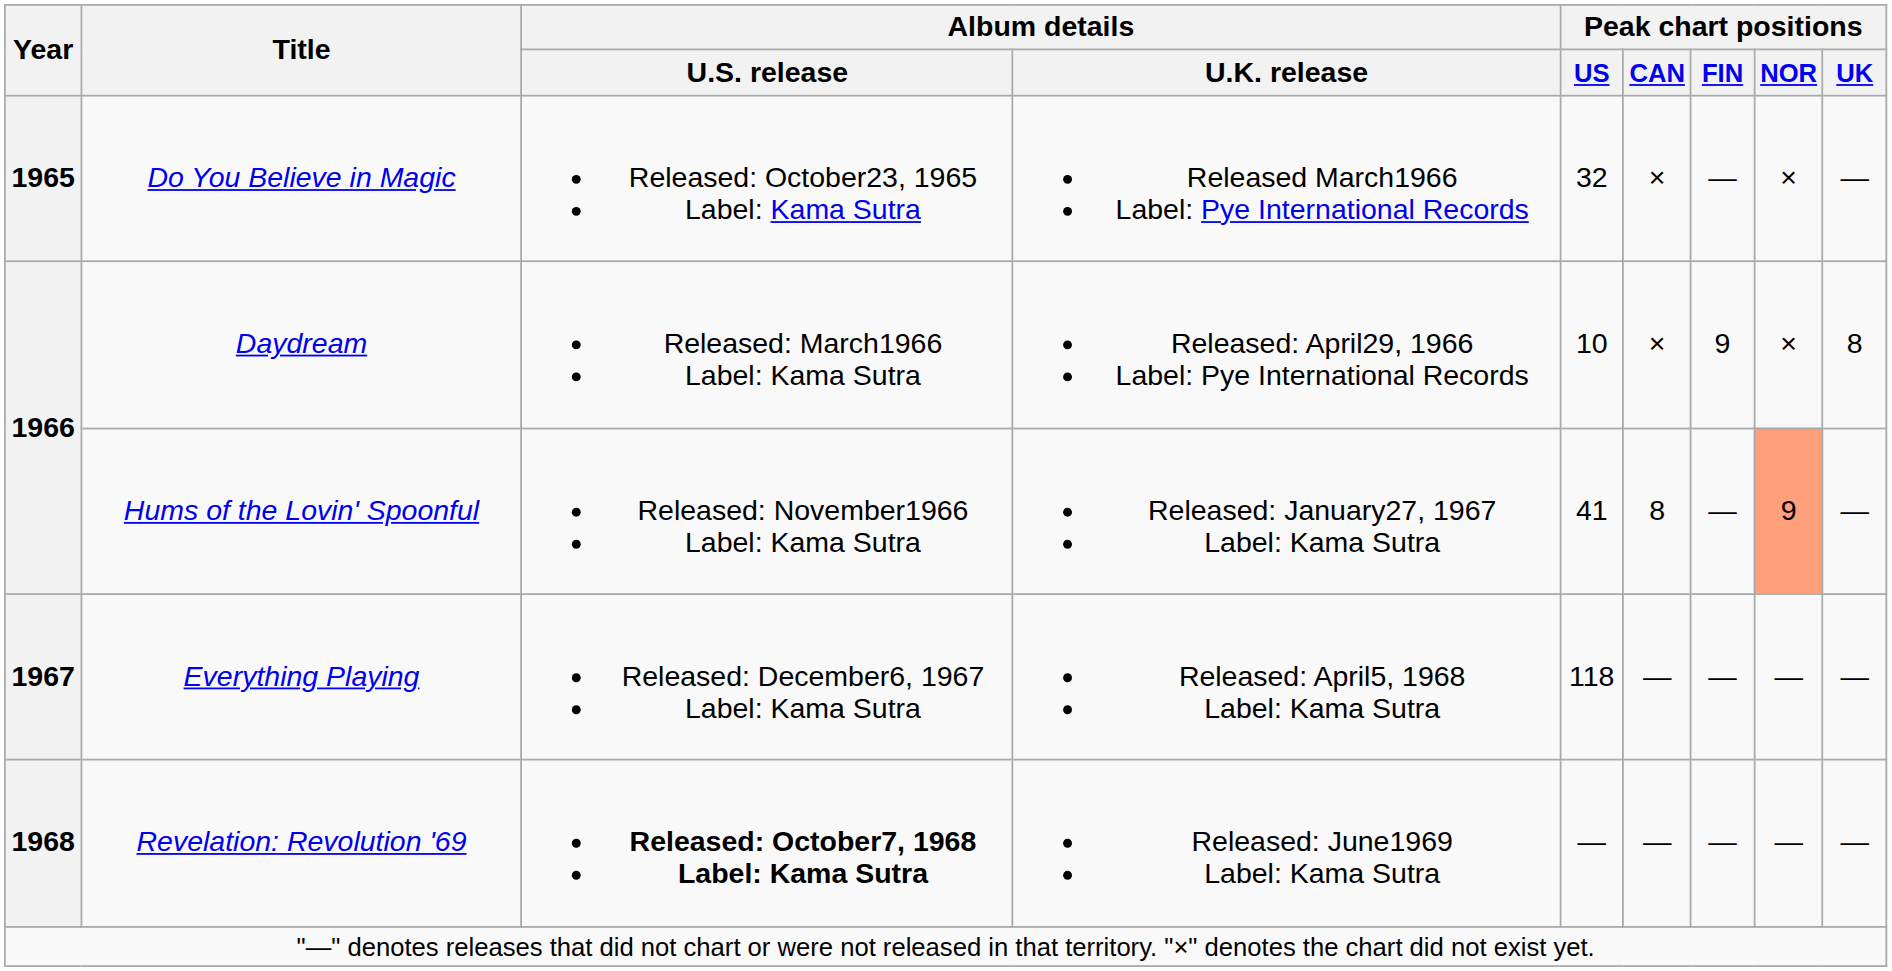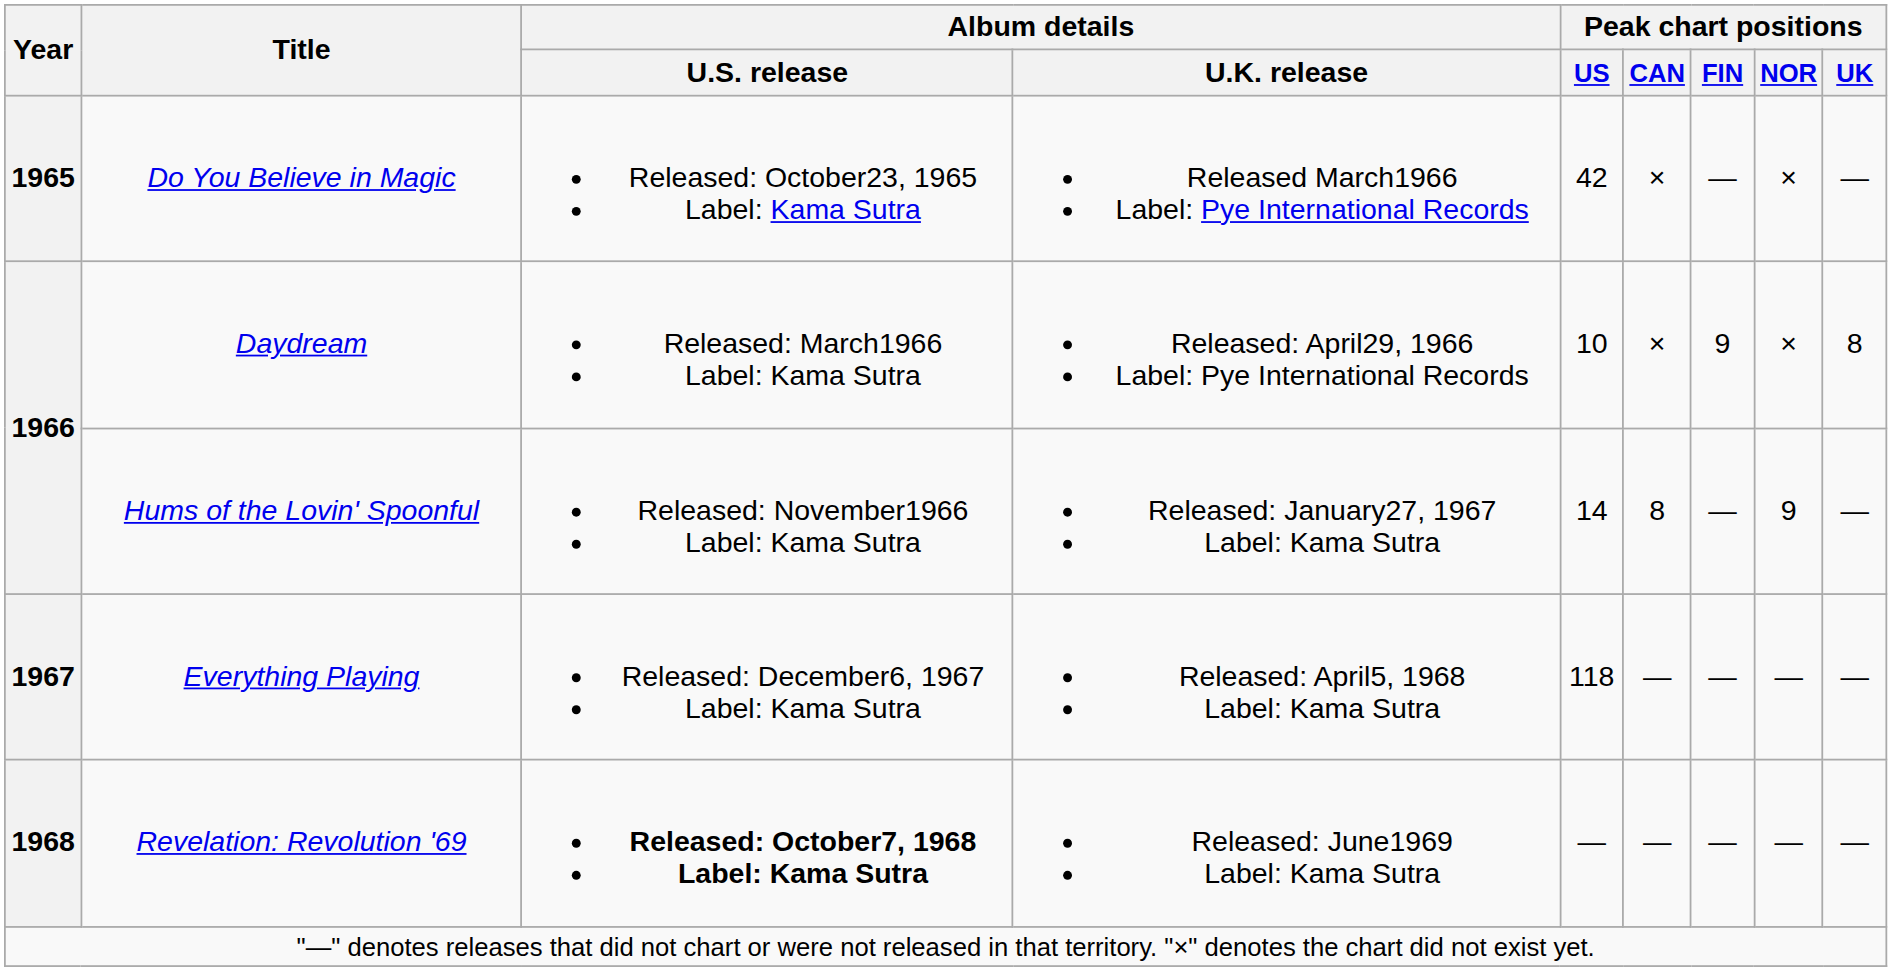(1592, 177) 32 -> (1592, 177) 42
(1592, 510) 41 -> (1592, 510) 14
(1789, 510) lightsalmon background -> (1789, 510) no background
